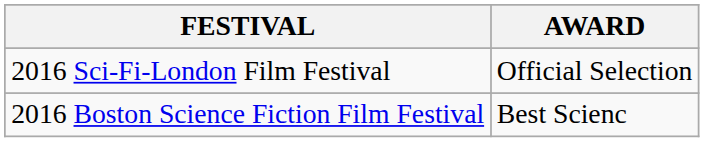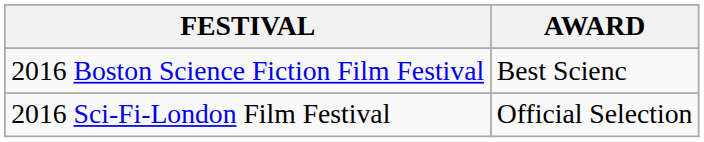rows swapped: (248, 114) <-> (201, 70)
